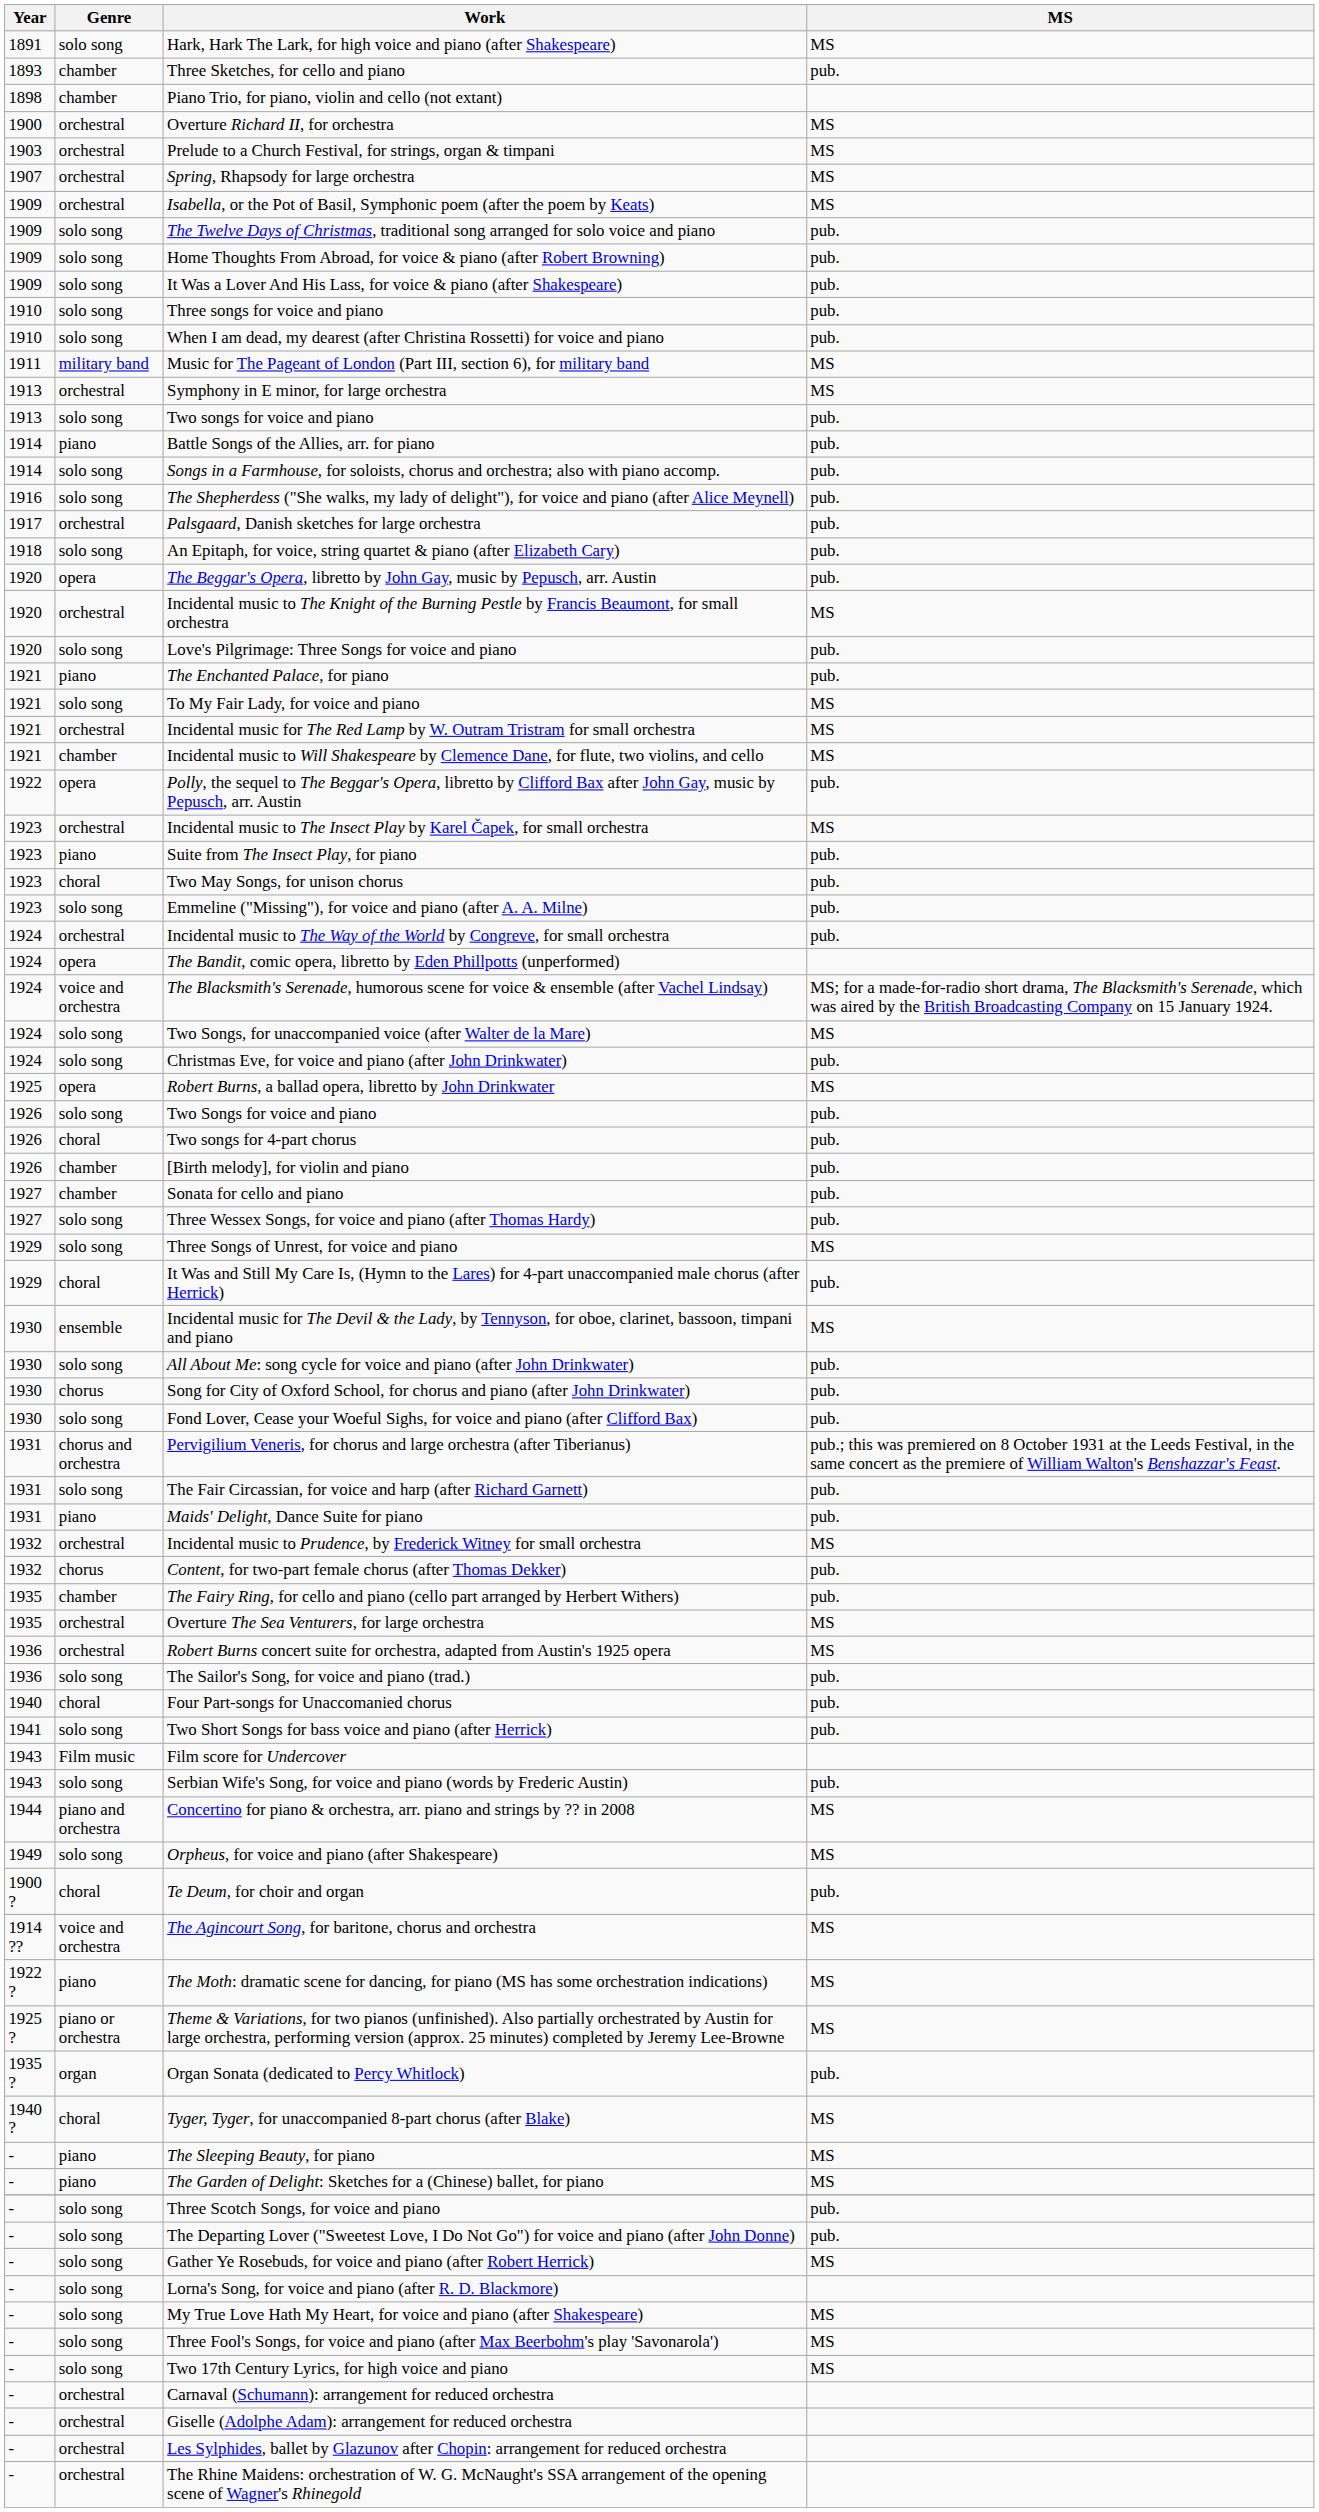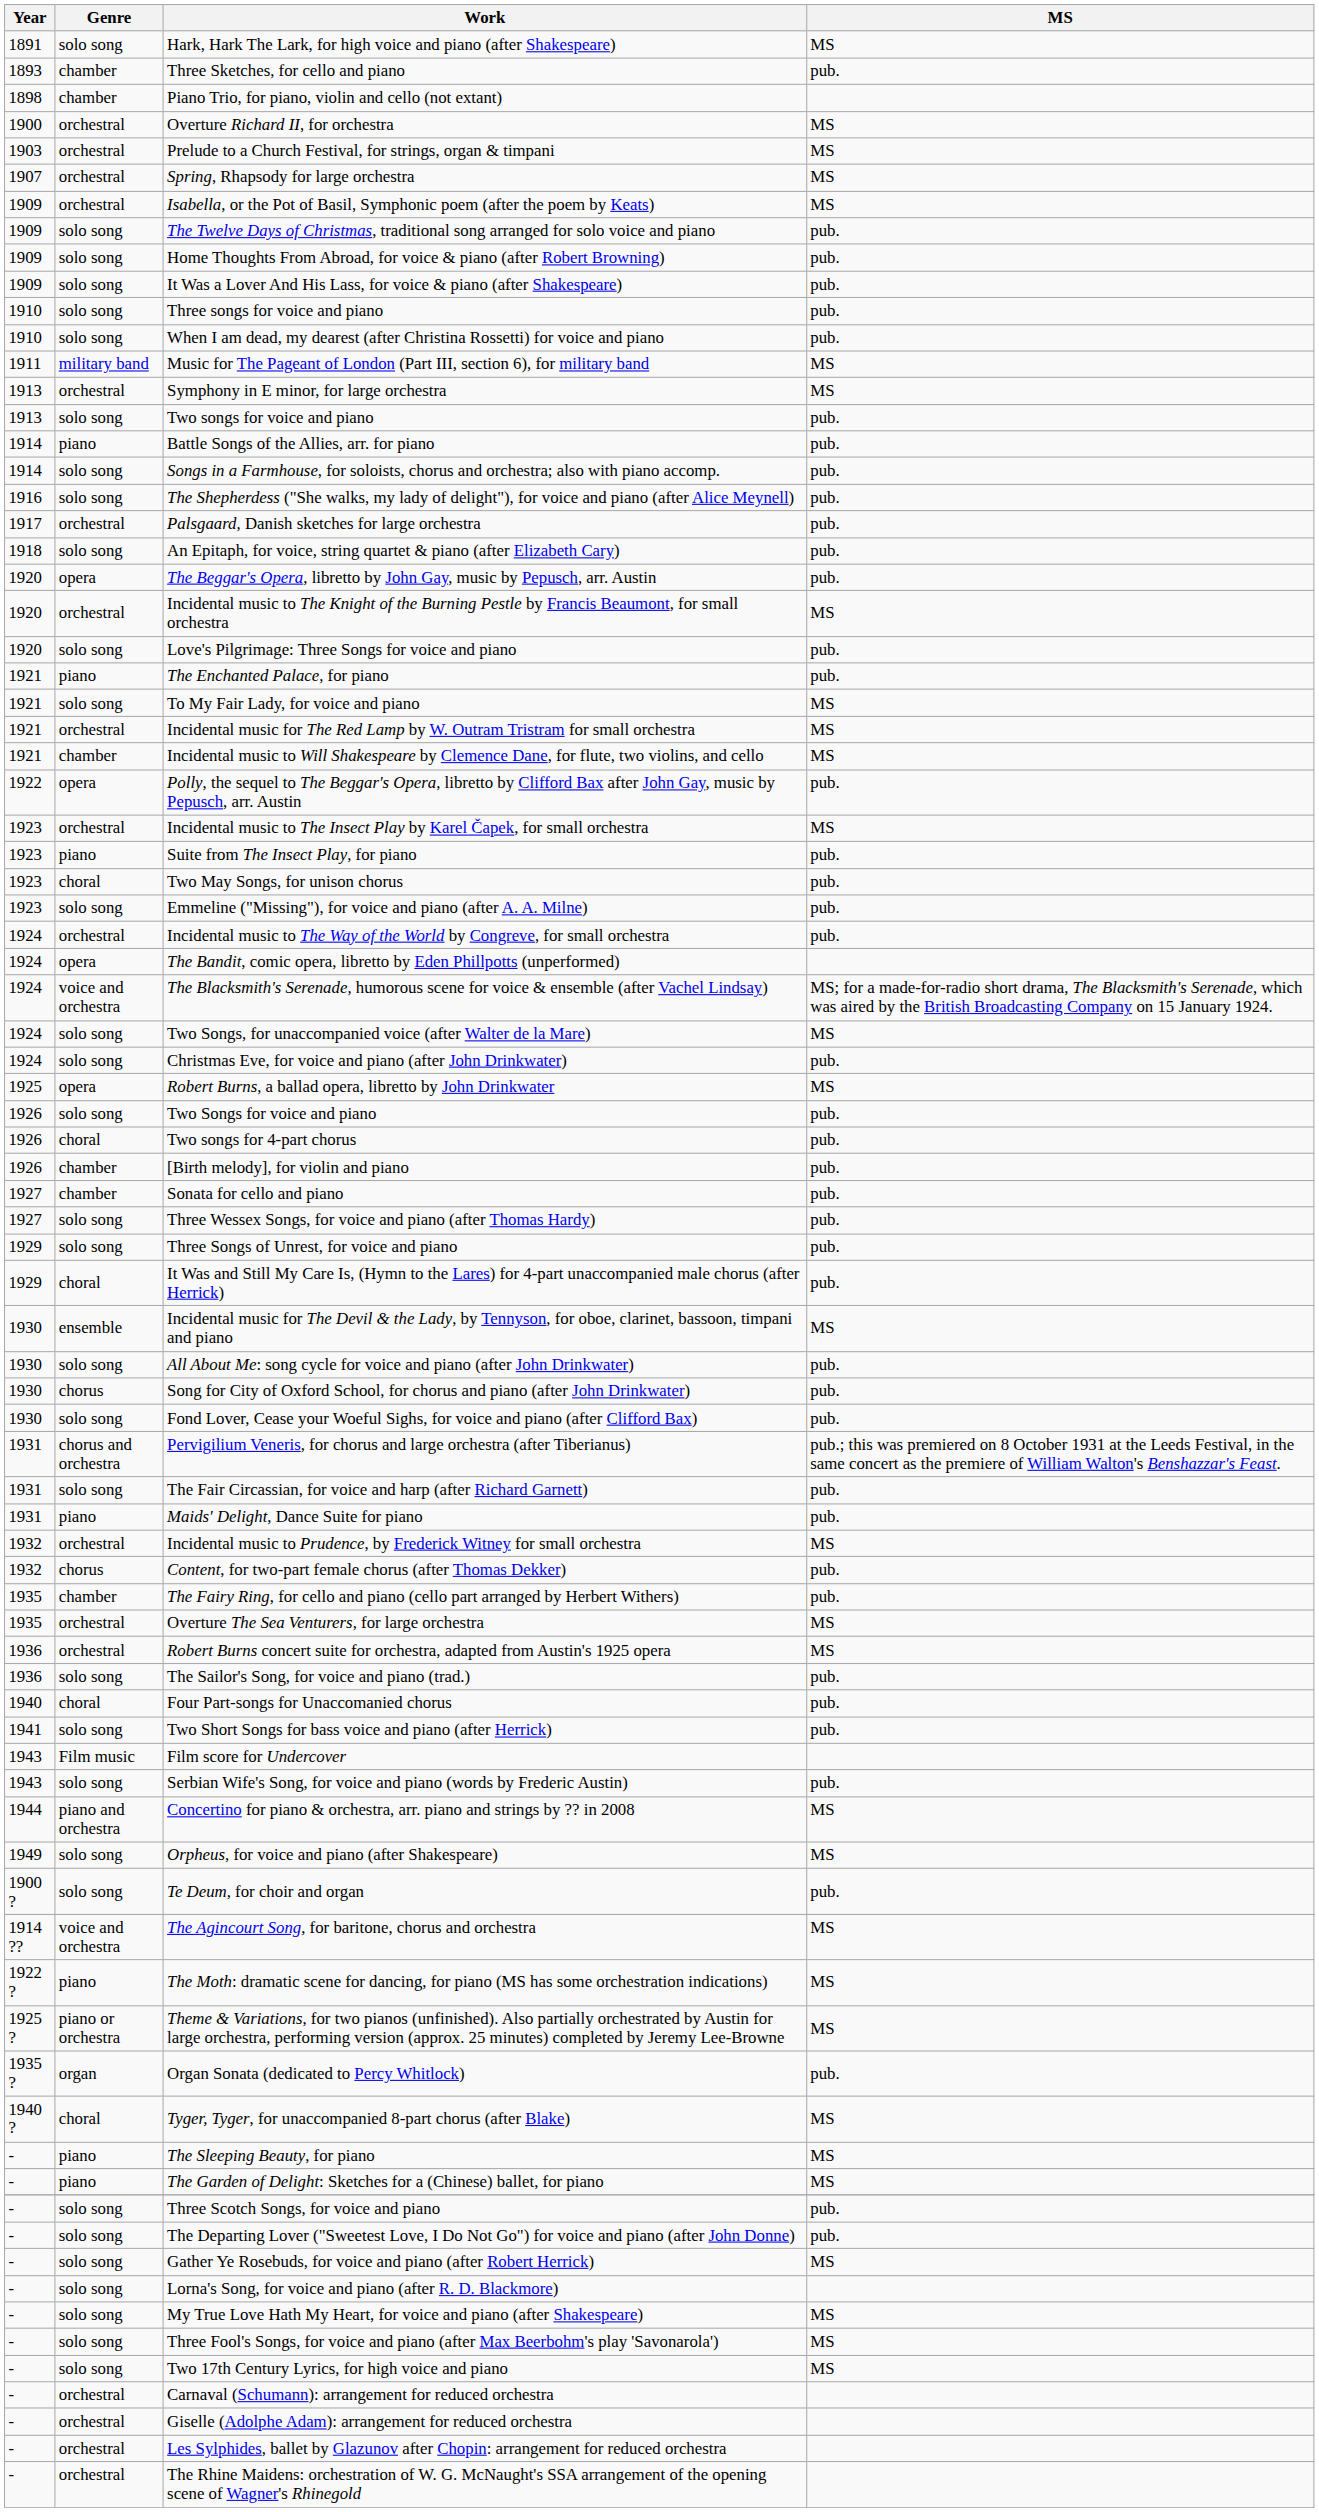(822, 1246) MS -> (825, 1246) pub.
(80, 1891) choral -> (91, 1891) solo song
